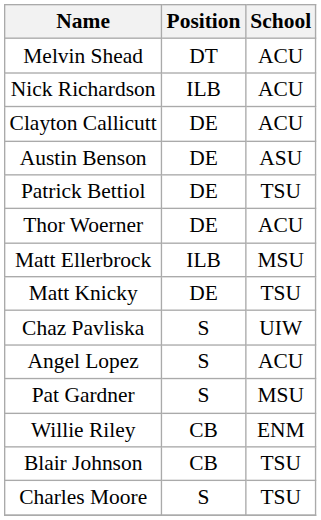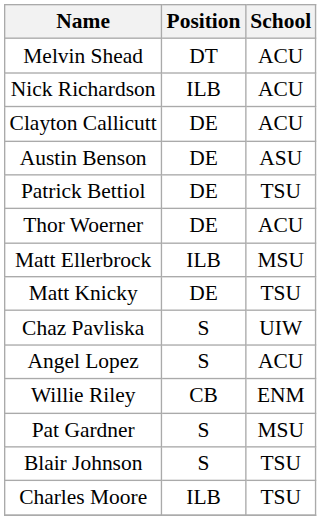rows swapped: (83, 395) <-> (83, 429)
(204, 463) CB -> (204, 463) S
(204, 497) S -> (204, 497) ILB
